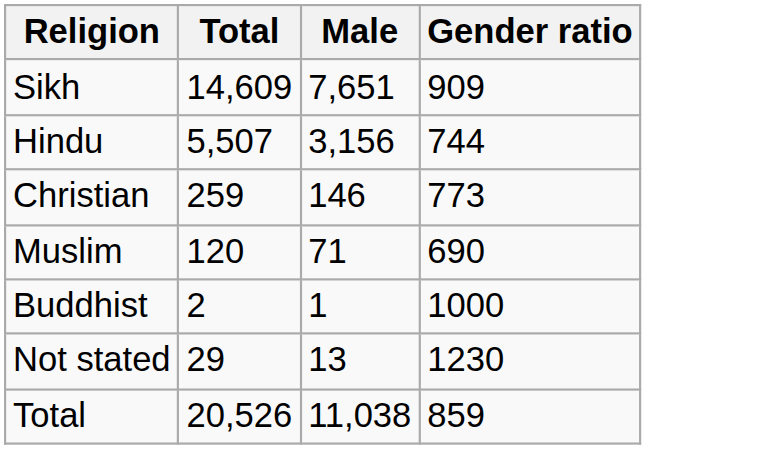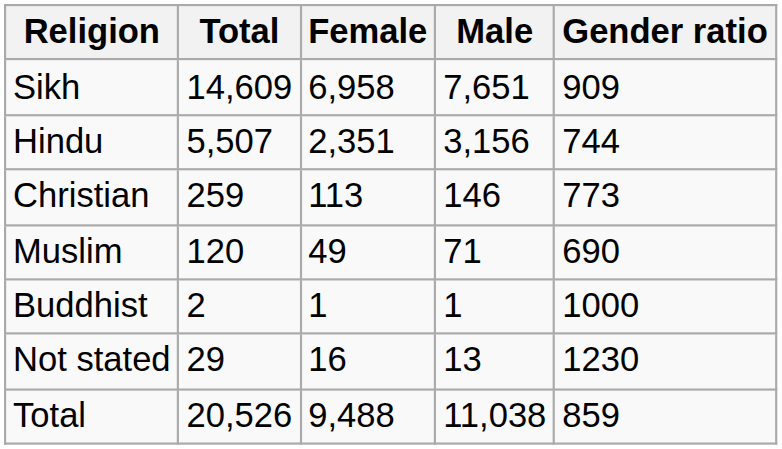+ column: (368, 31)
